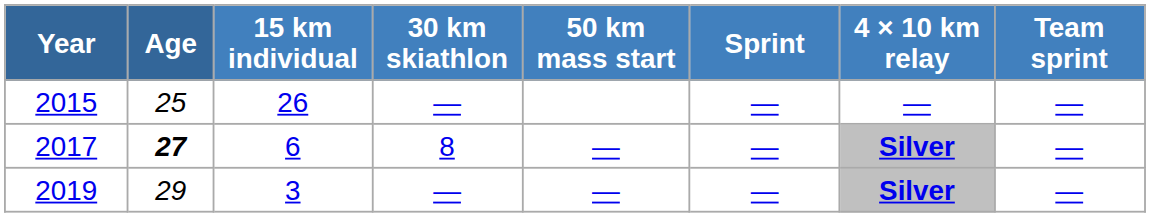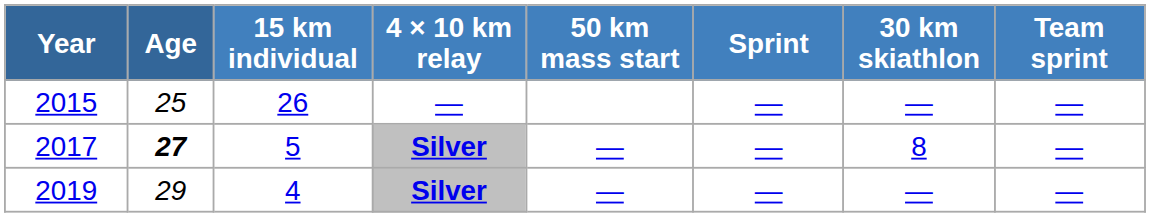columns swapped: (447, 43) <-> (917, 43)
(293, 146) 6 -> (293, 146) 5
(293, 190) 3 -> (293, 190) 4
